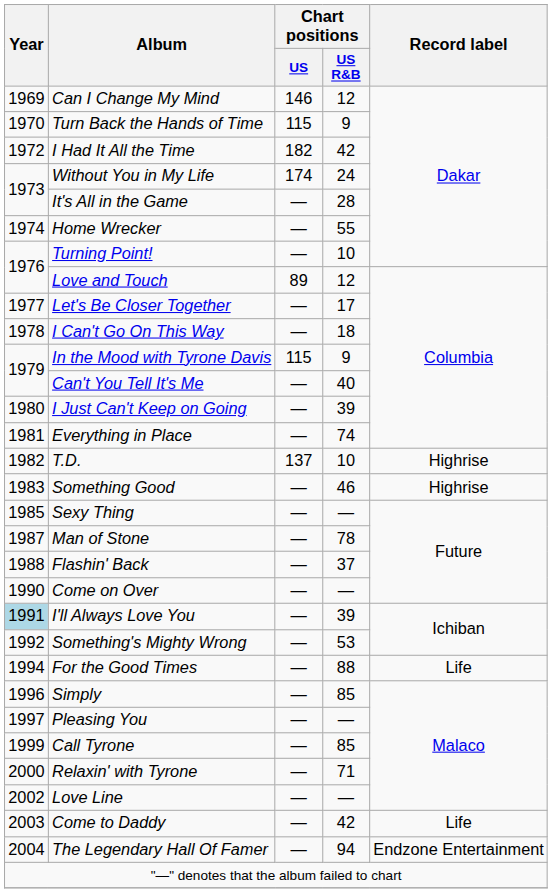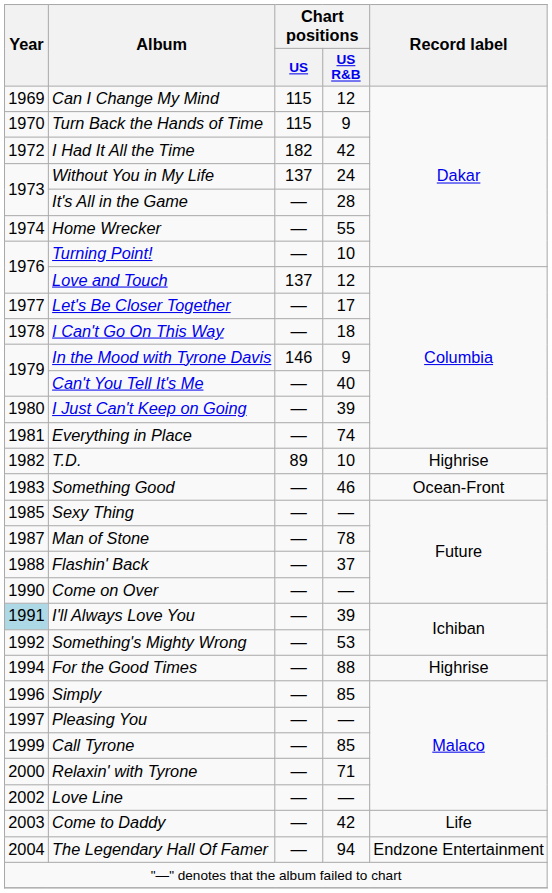(299, 98) 146 -> (299, 98) 115
(299, 176) 174 -> (299, 176) 137
(299, 279) 89 -> (299, 279) 137
(299, 357) 115 -> (299, 357) 146
(299, 461) 137 -> (299, 461) 89
(459, 486) Highrise -> (459, 486) Ocean-Front
(459, 668) Life -> (459, 668) Highrise
